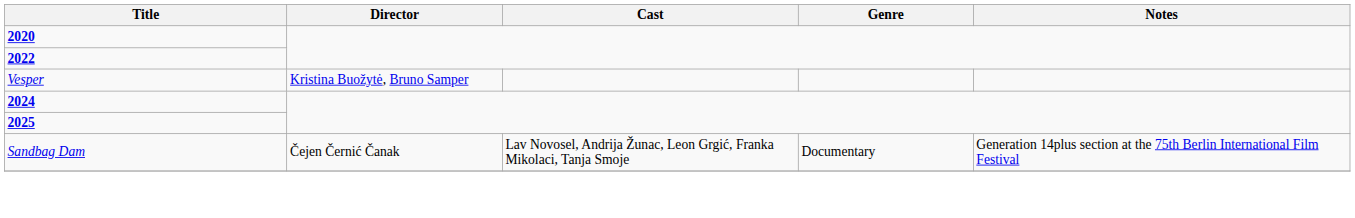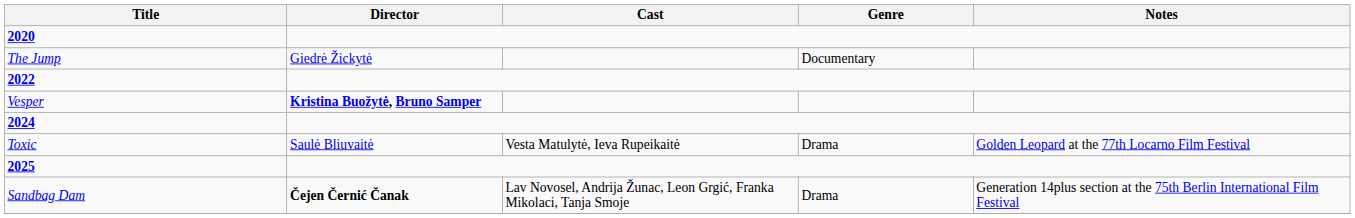+ row: (34, 58)
(379, 79) normal -> (386, 101) bold
+ row: (22, 144)
(345, 152) normal -> (349, 195) bold
(838, 152) Documentary -> (820, 195) Drama
